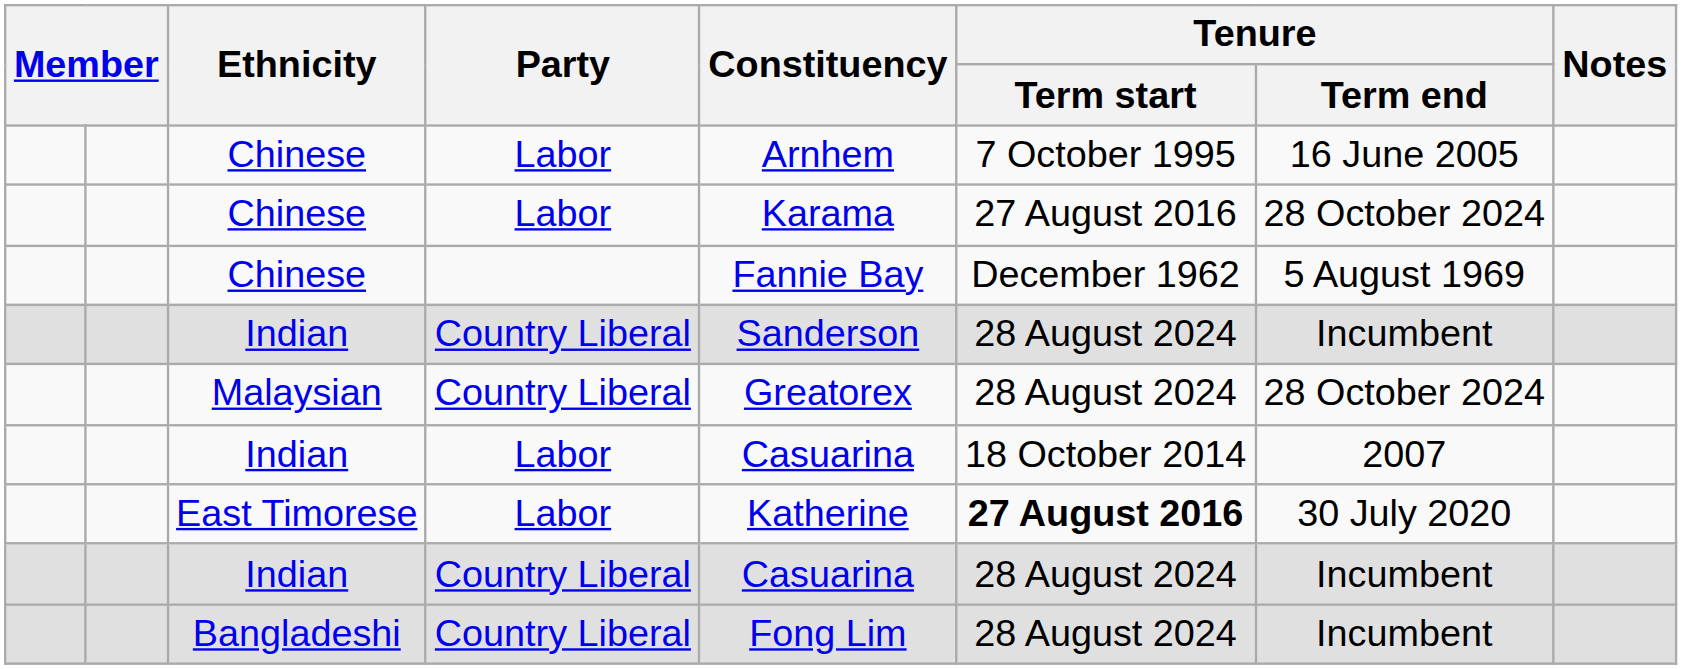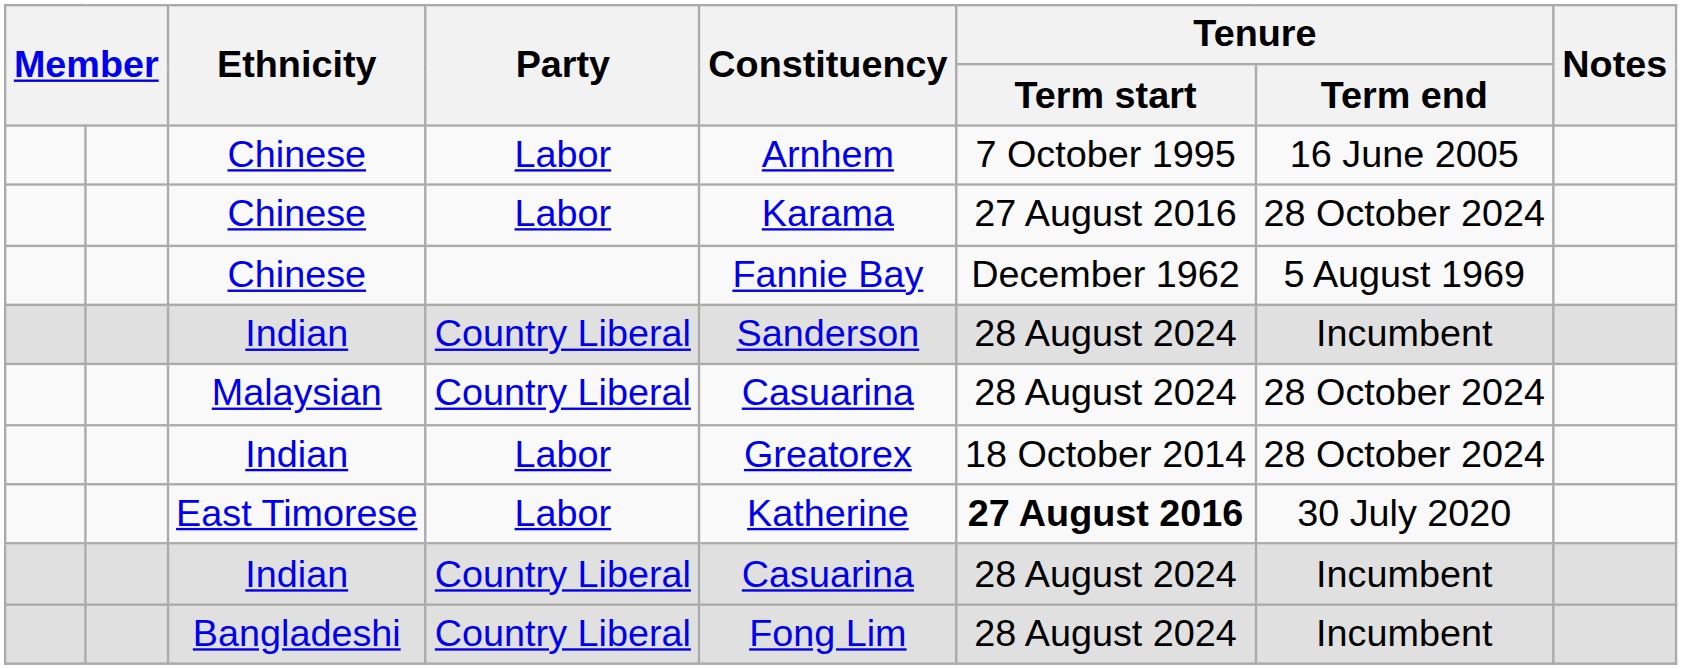(828, 393) Greatorex -> (828, 393) Casuarina
(828, 453) Casuarina -> (828, 453) Greatorex
(1404, 453) 2007 -> (1404, 453) 28 October 2024
